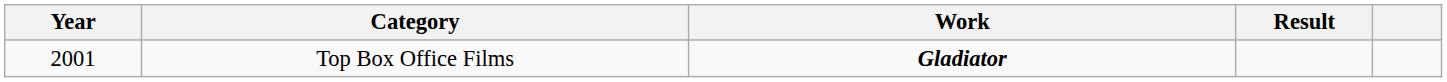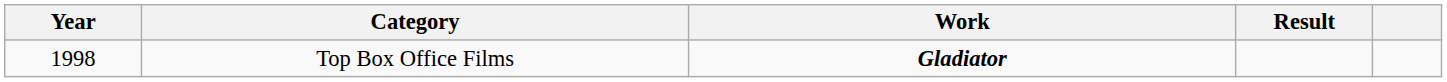(73, 58) 2001 -> (73, 58) 1998
